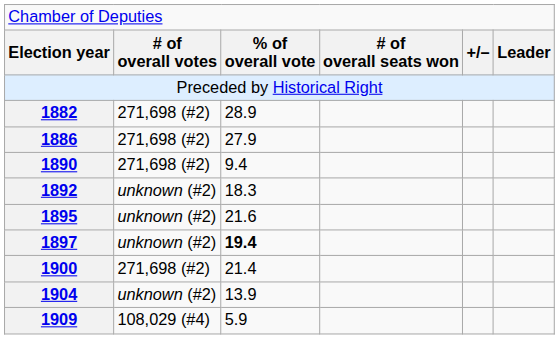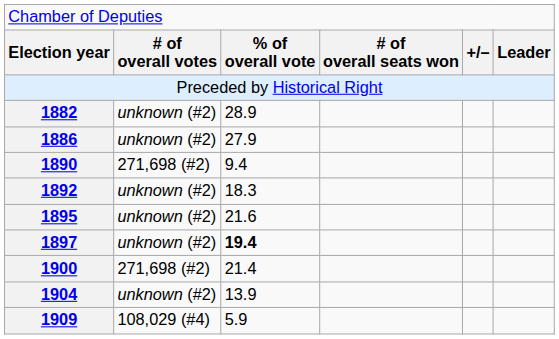(164, 113) 271,698 (#2) -> (167, 113) unknown (#2)
(164, 139) 271,698 (#2) -> (167, 139) unknown (#2)
